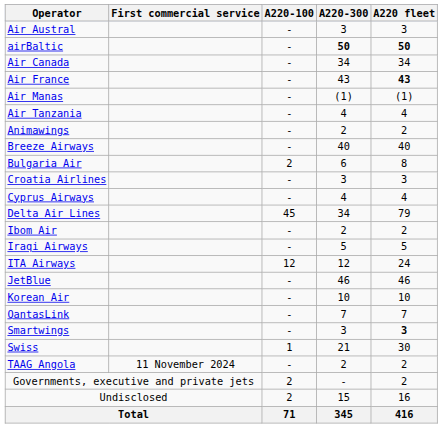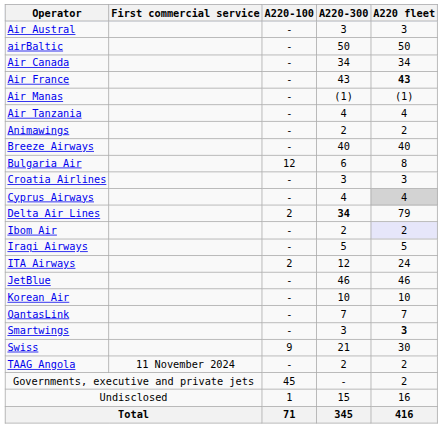(344, 46) bold -> (344, 46) normal
(404, 46) bold -> (404, 46) normal
(289, 163) 2 -> (289, 163) 12
(404, 197) no background -> (404, 197) lightgrey background
(289, 214) 45 -> (289, 214) 2
(344, 214) normal -> (344, 214) bold
(404, 230) no background -> (404, 230) lavender background
(289, 264) 12 -> (289, 264) 2
(289, 348) 1 -> (289, 348) 9
(289, 381) 2 -> (289, 381) 45
(289, 398) 2 -> (289, 398) 1
